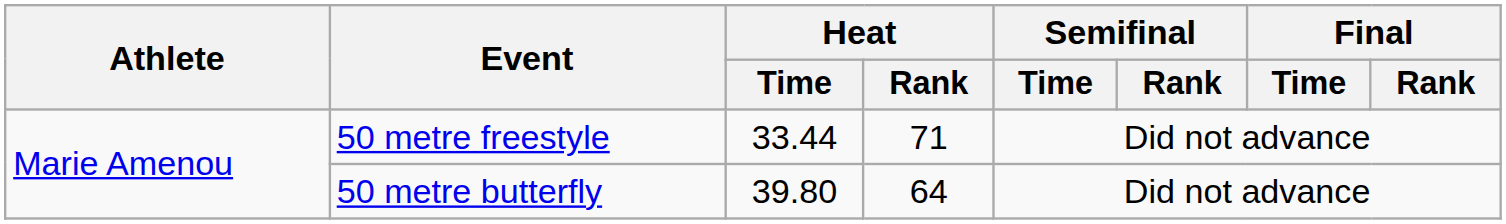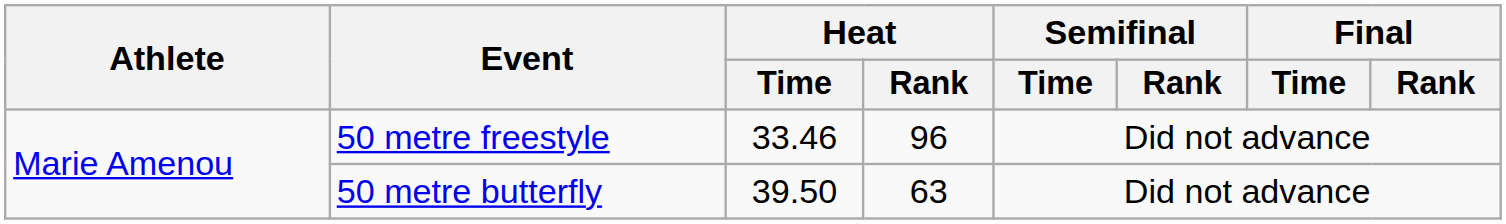(795, 137) 33.44 -> (795, 137) 33.46
(929, 137) 71 -> (929, 137) 96
(795, 191) 39.80 -> (795, 191) 39.50
(929, 191) 64 -> (929, 191) 63
